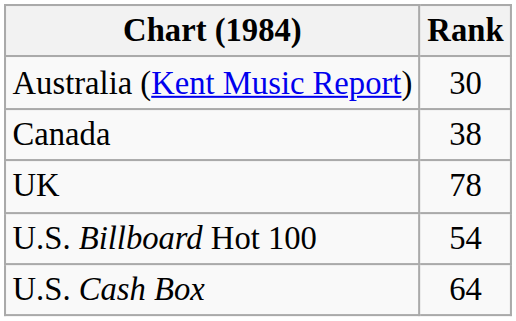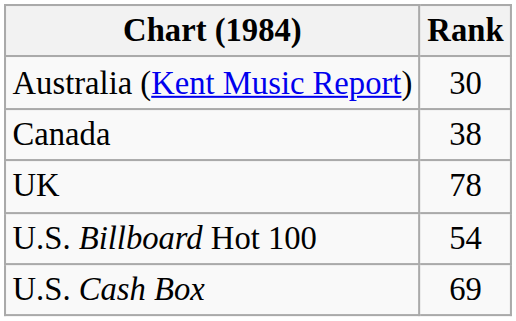(465, 289) 64 -> (465, 289) 69
